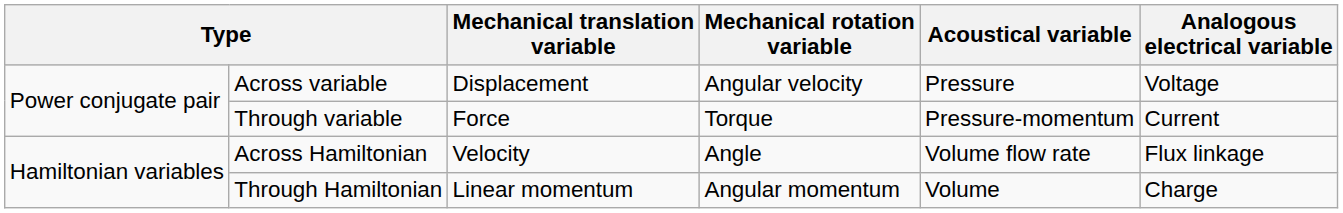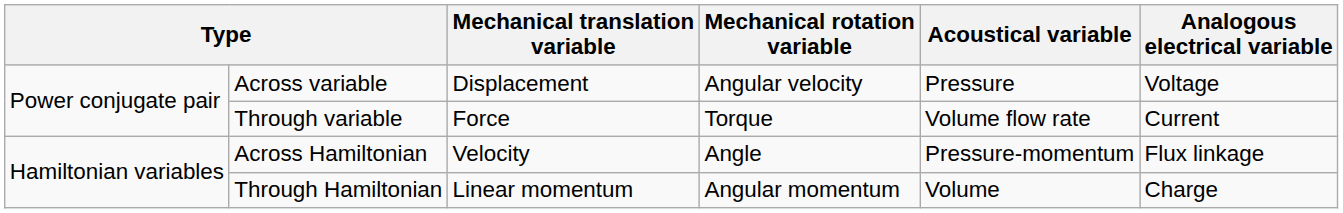(1030, 118) Pressure-momentum -> (1008, 118) Volume flow rate
(1008, 154) Volume flow rate -> (1030, 154) Pressure-momentum
